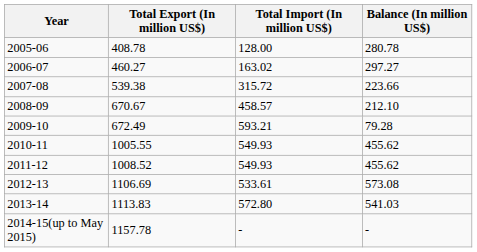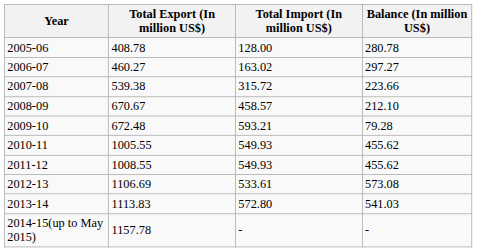(128, 125) 672.49 -> (128, 125) 672.48
(132, 164) 1008.52 -> (132, 164) 1008.55
